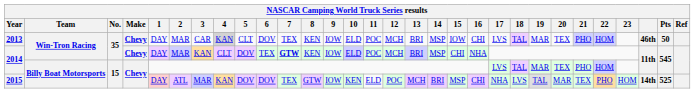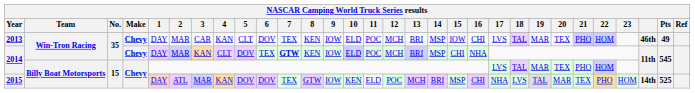(224, 39) lightgrey background -> (224, 39) no background
(666, 39) 50 -> (666, 39) 49
